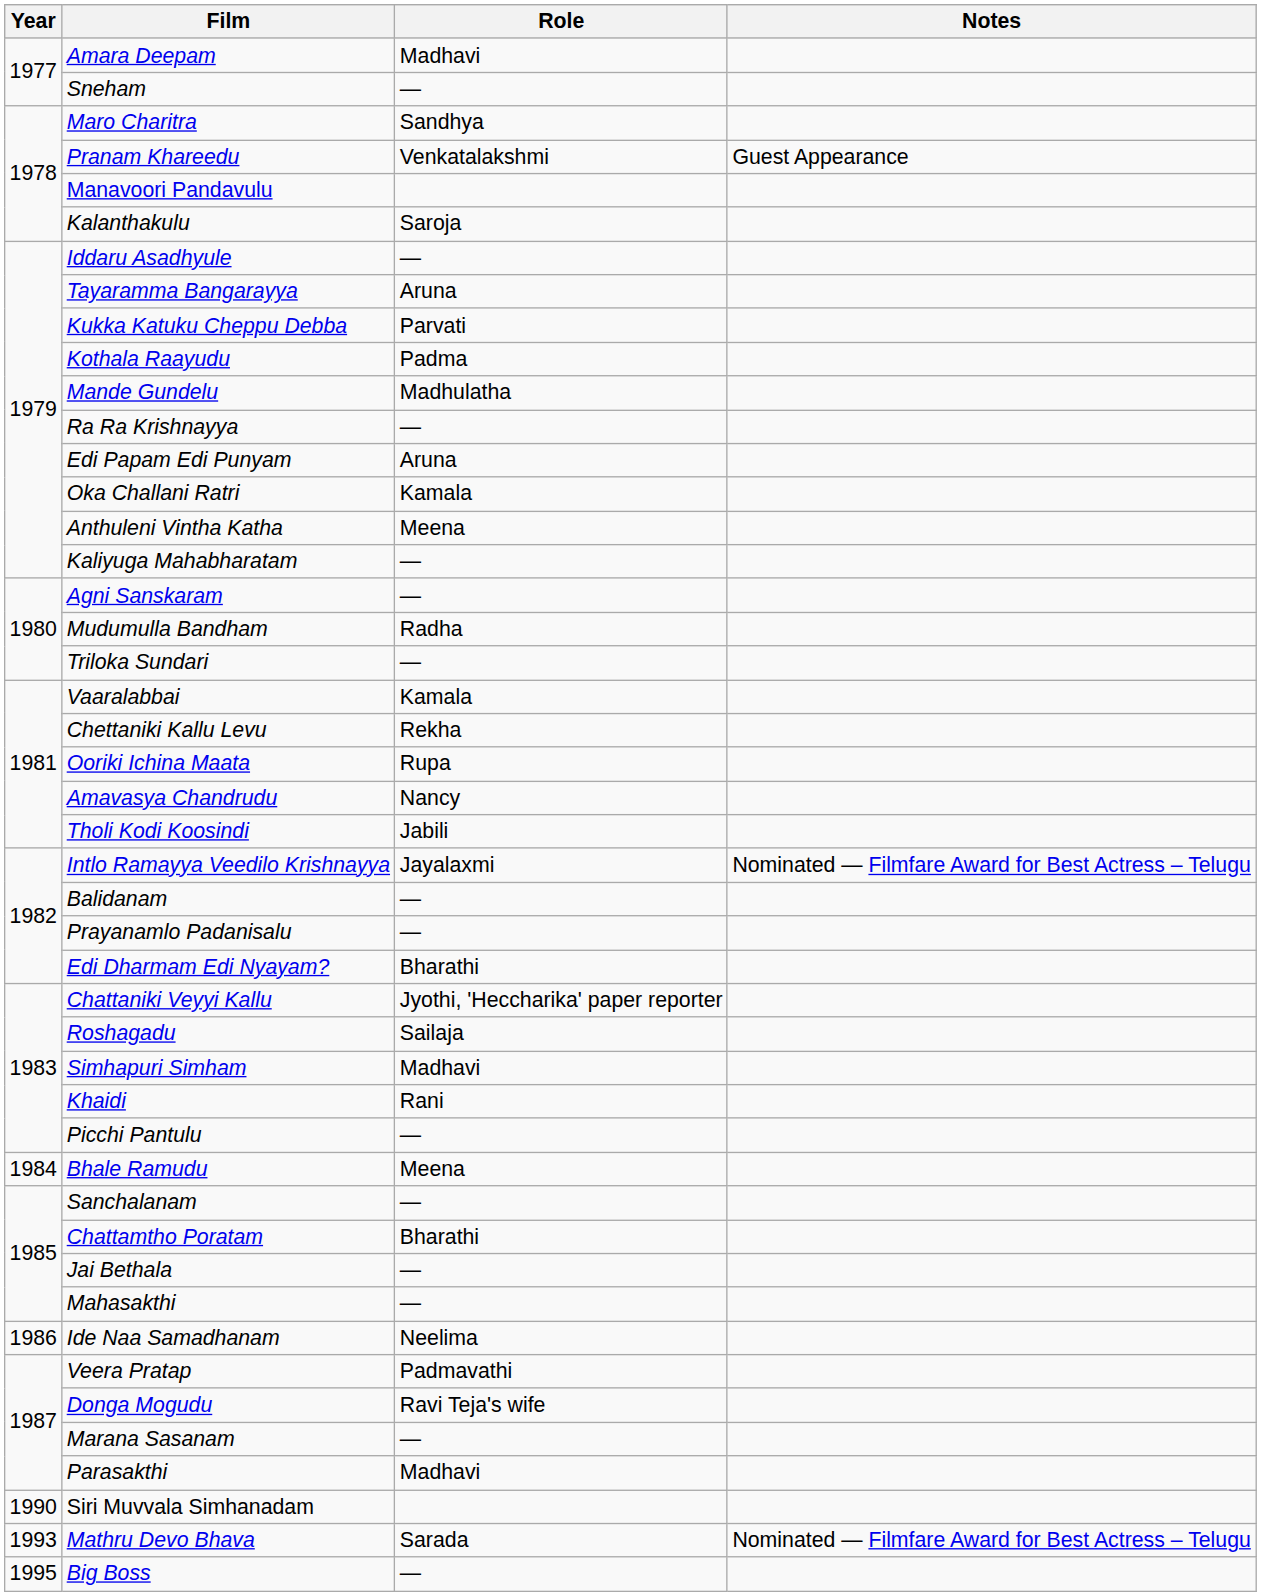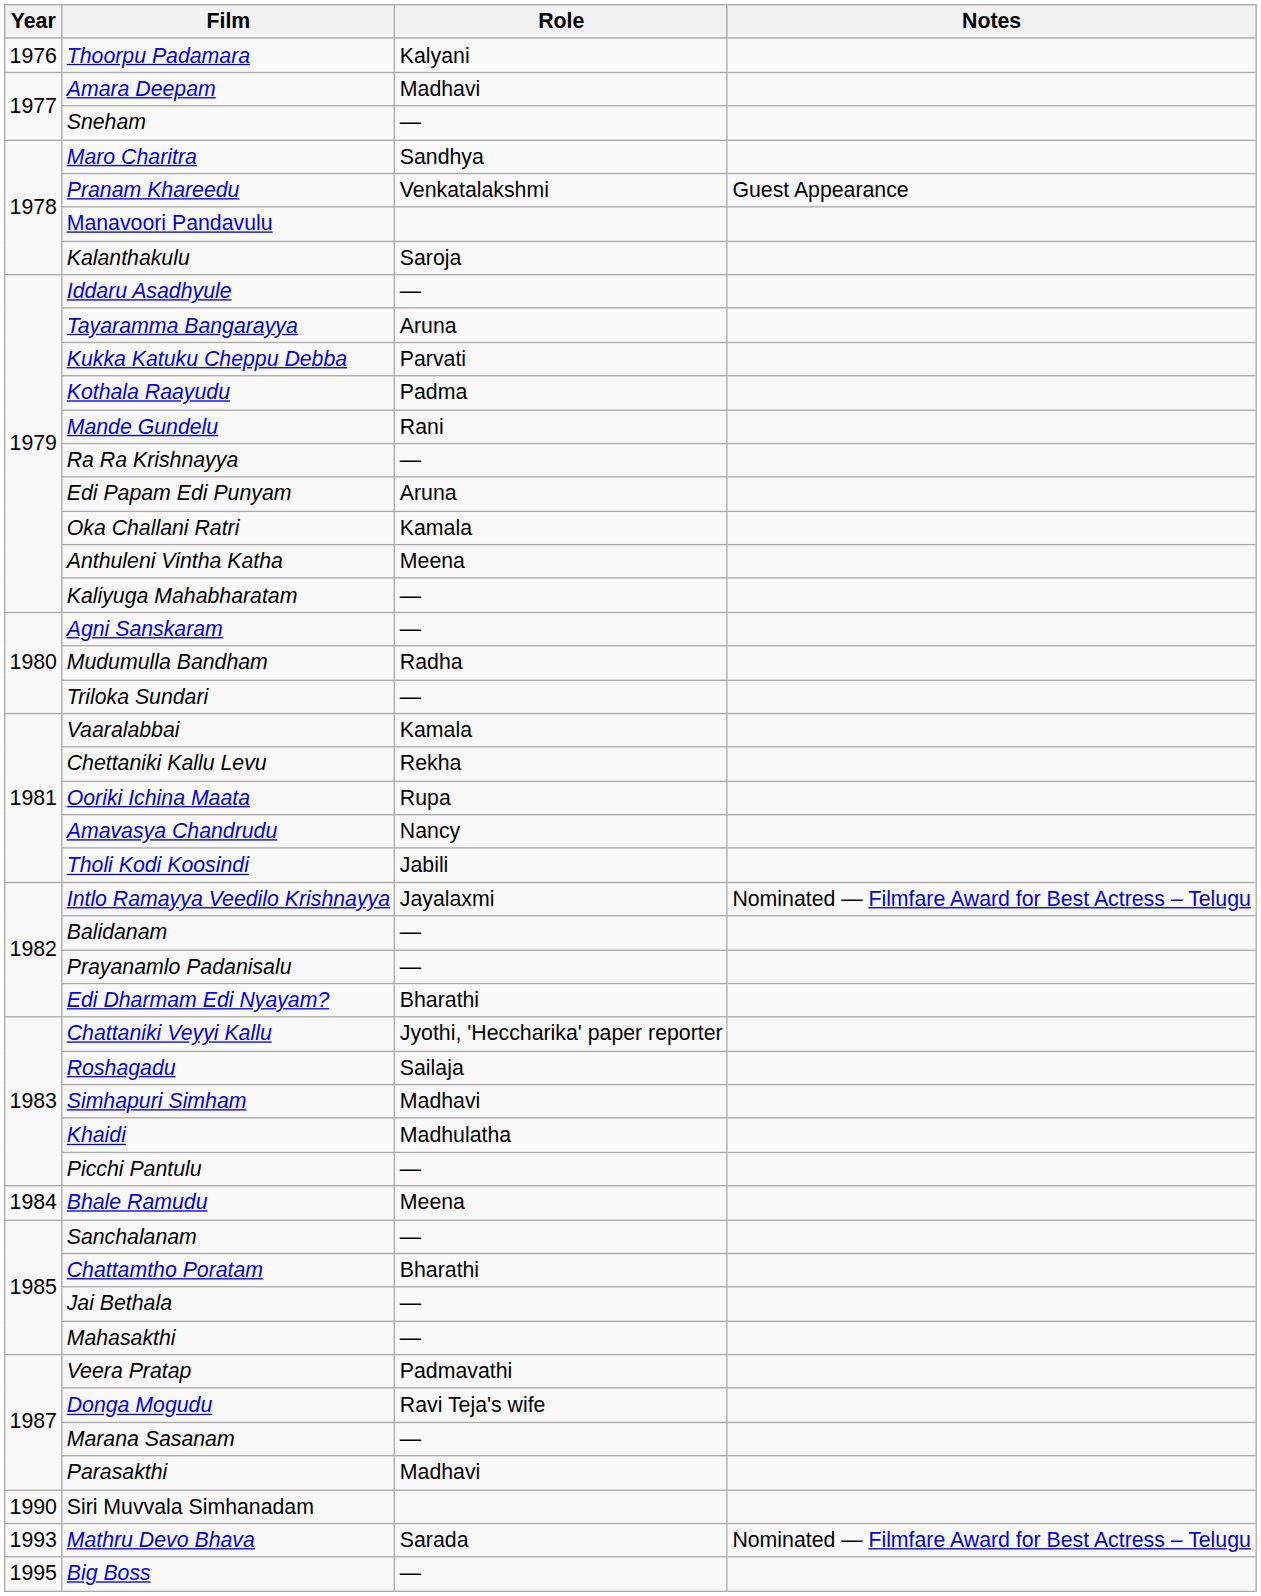+ row: (158, 55)
(455, 392) Madhulatha -> (422, 426) Rani
(422, 1101) Rani -> (455, 1135) Madhulatha
- row: (173, 1337)
